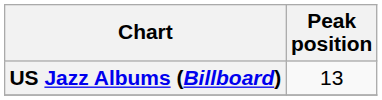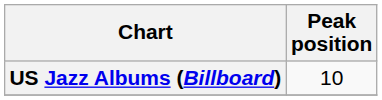(332, 77) 13 -> (332, 77) 10
